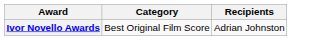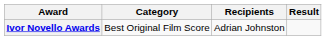+ column: (304, 12)
